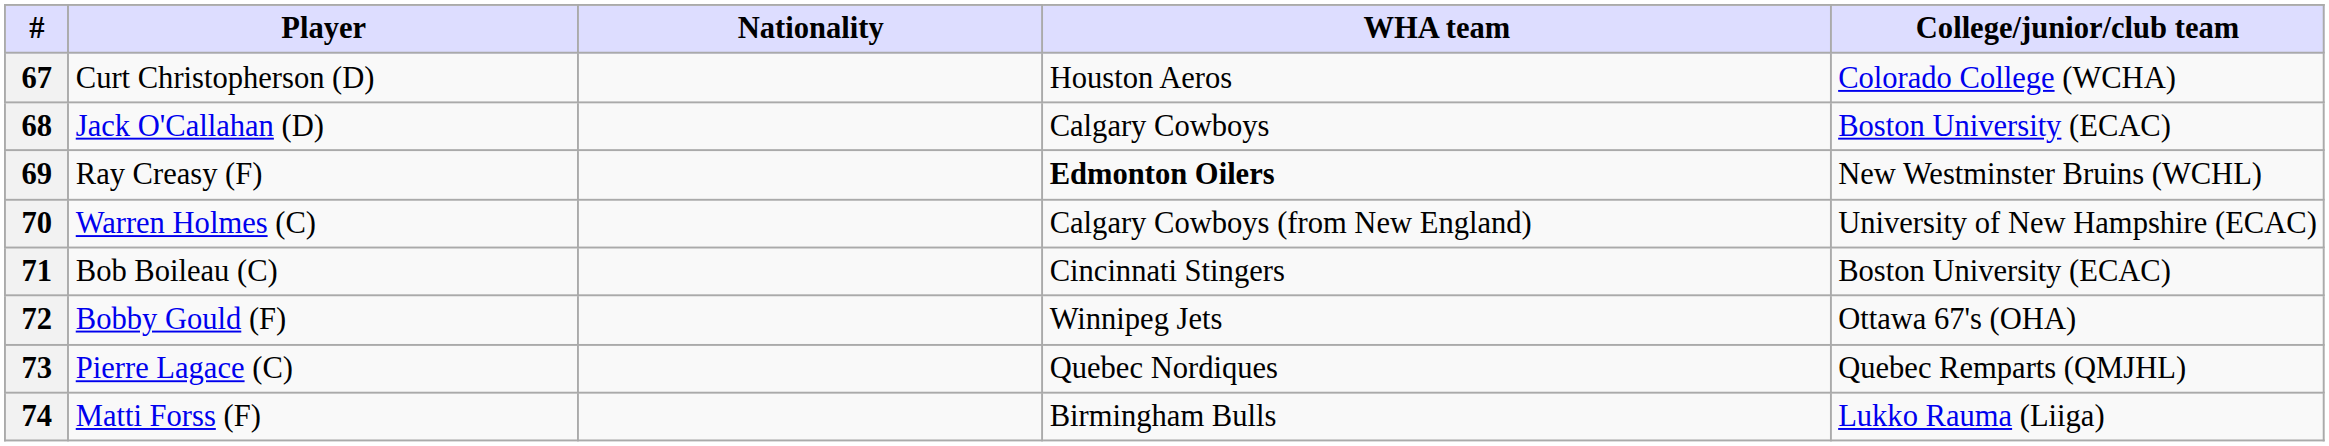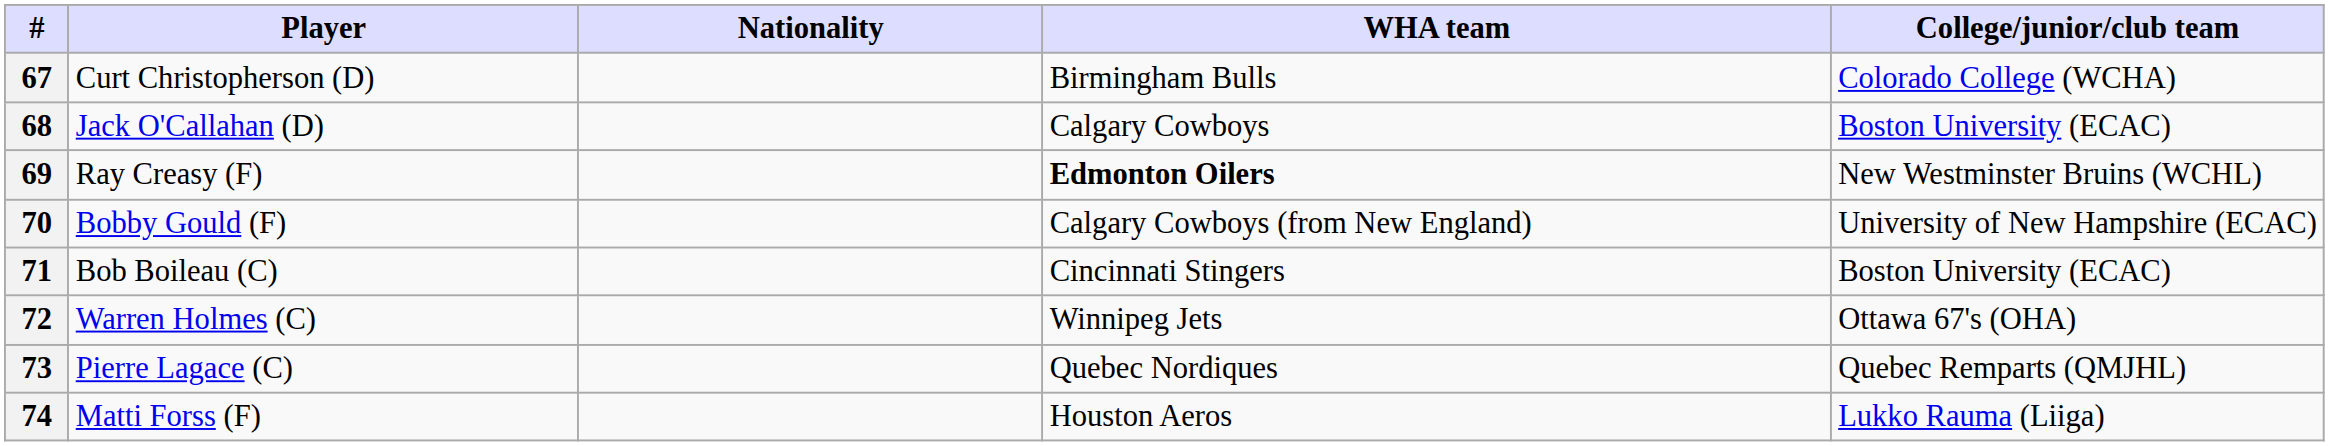(1141, 77) Houston Aeros -> (1163, 77) Birmingham Bulls
(196, 222) Warren Holmes (C) -> (181, 222) Bobby Gould (F)
(181, 319) Bobby Gould (F) -> (196, 319) Warren Holmes (C)
(1163, 416) Birmingham Bulls -> (1141, 416) Houston Aeros
